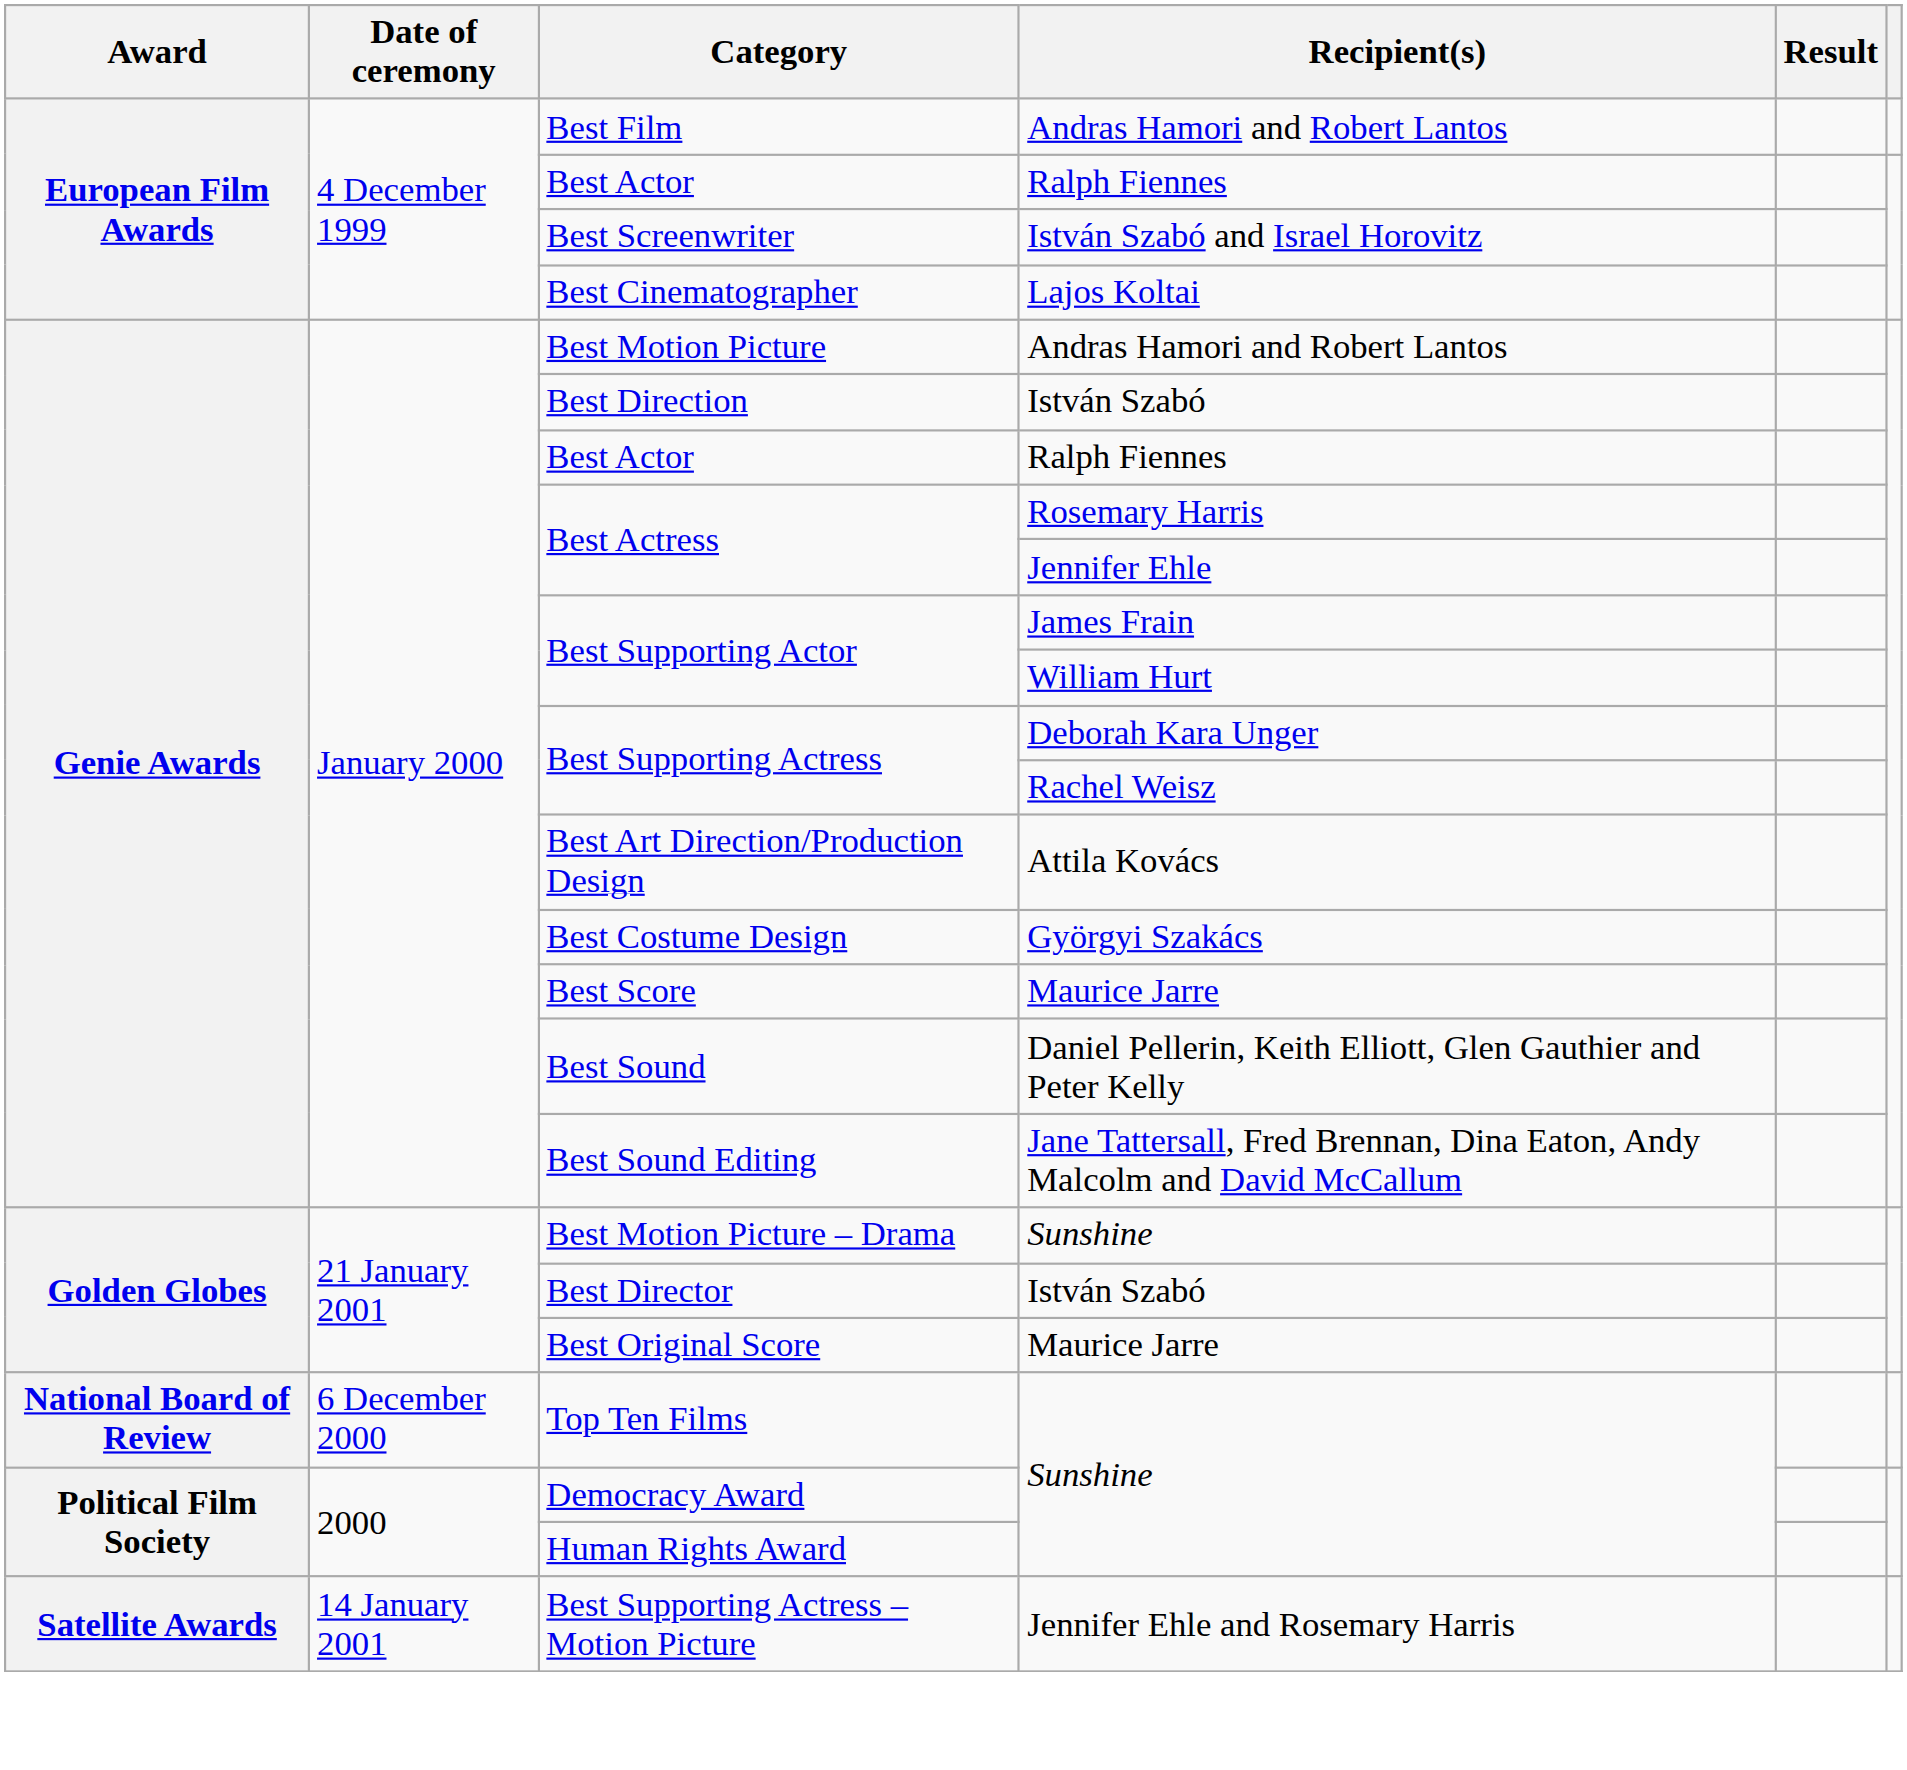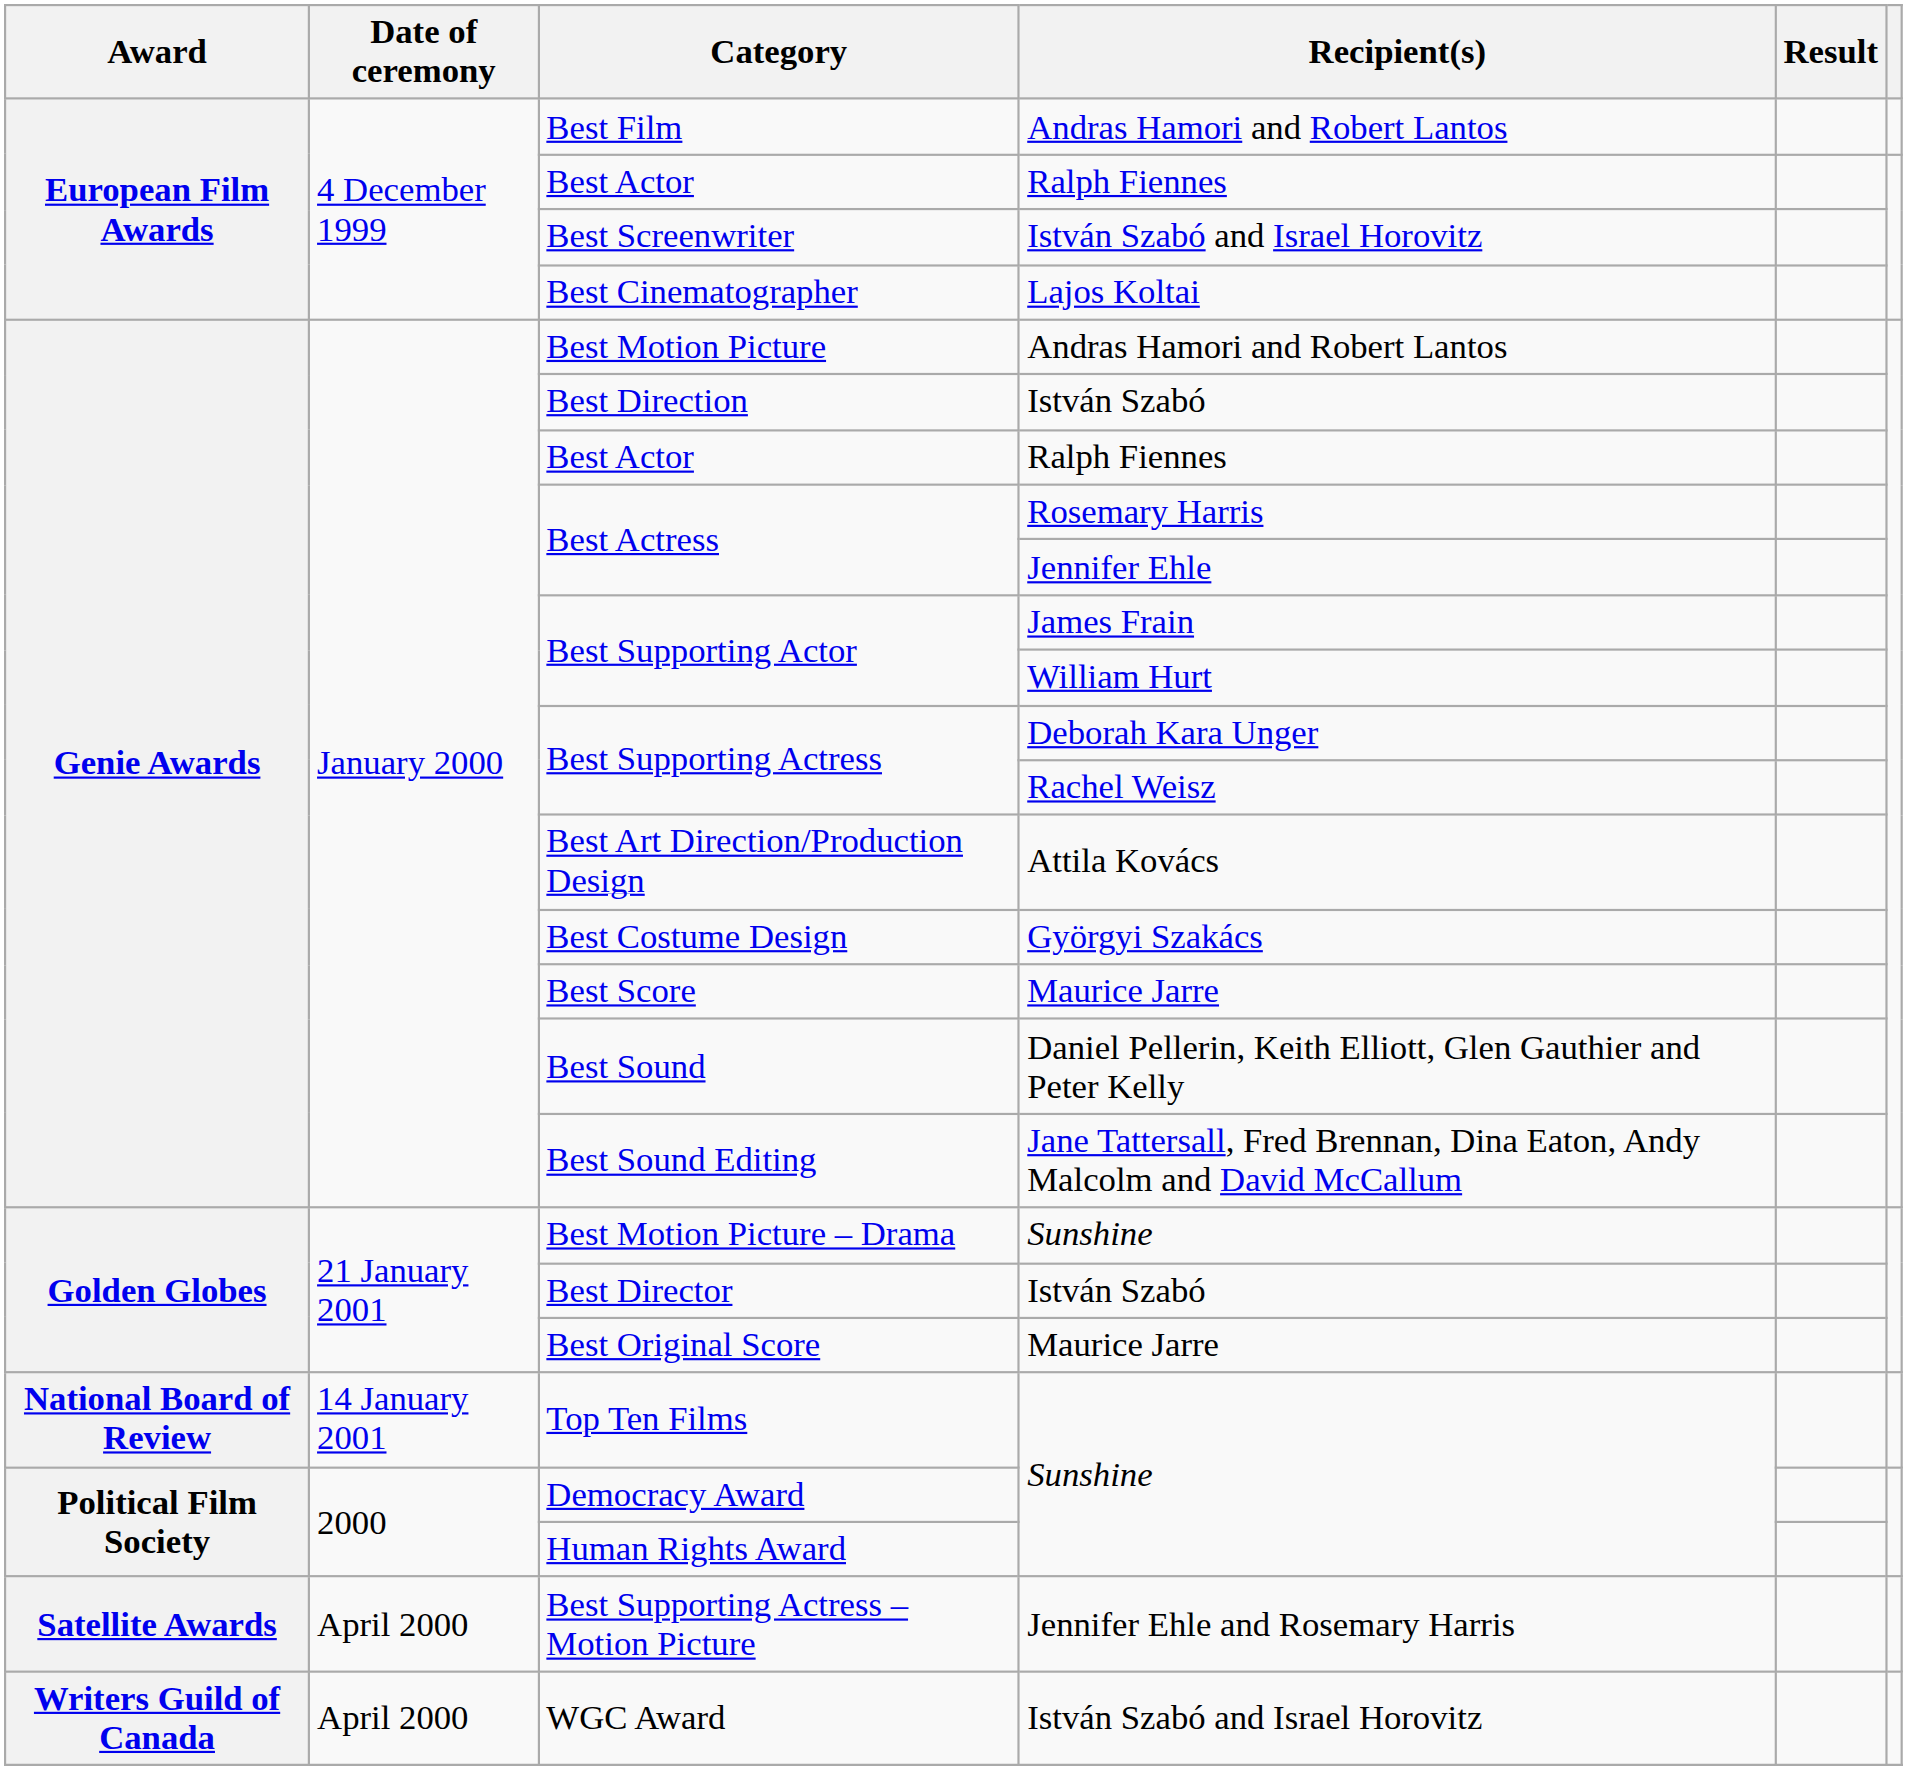(401, 1419) 6 December 2000 -> (393, 1419) 14 January 2001
(393, 1623) 14 January 2001 -> (393, 1623) April 2000
+ row: (636, 1717)
